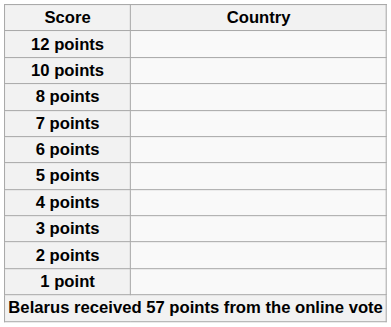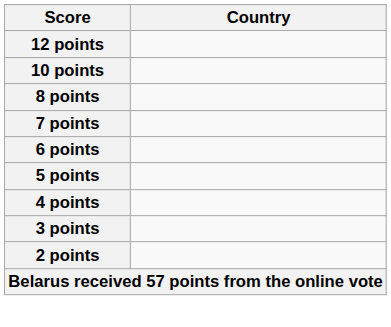- row: (68, 281)
